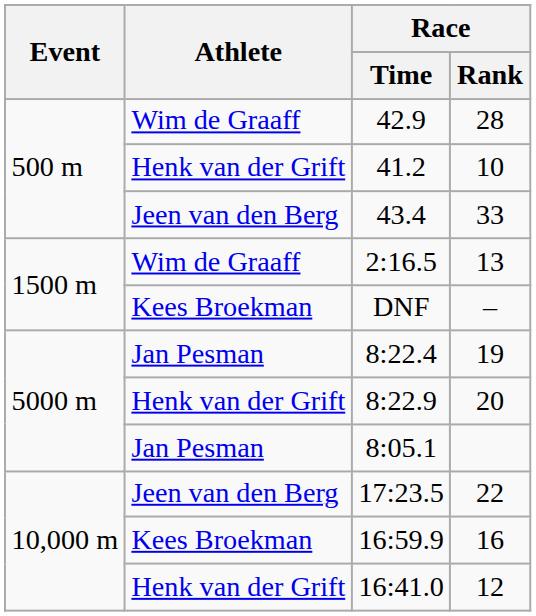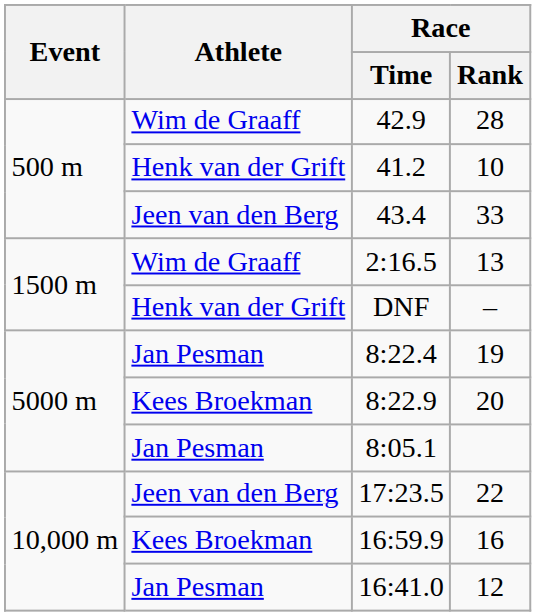(222, 307) Kees Broekman -> (238, 307) Henk van der Grift
(238, 400) Henk van der Grift -> (222, 400) Kees Broekman
(238, 586) Henk van der Grift -> (198, 586) Jan Pesman
